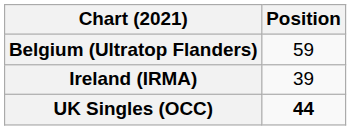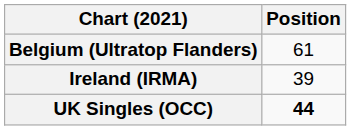(303, 49) 59 -> (303, 49) 61
